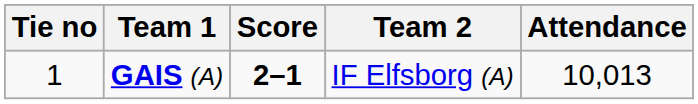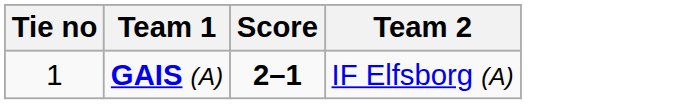- column: (607, 27)
